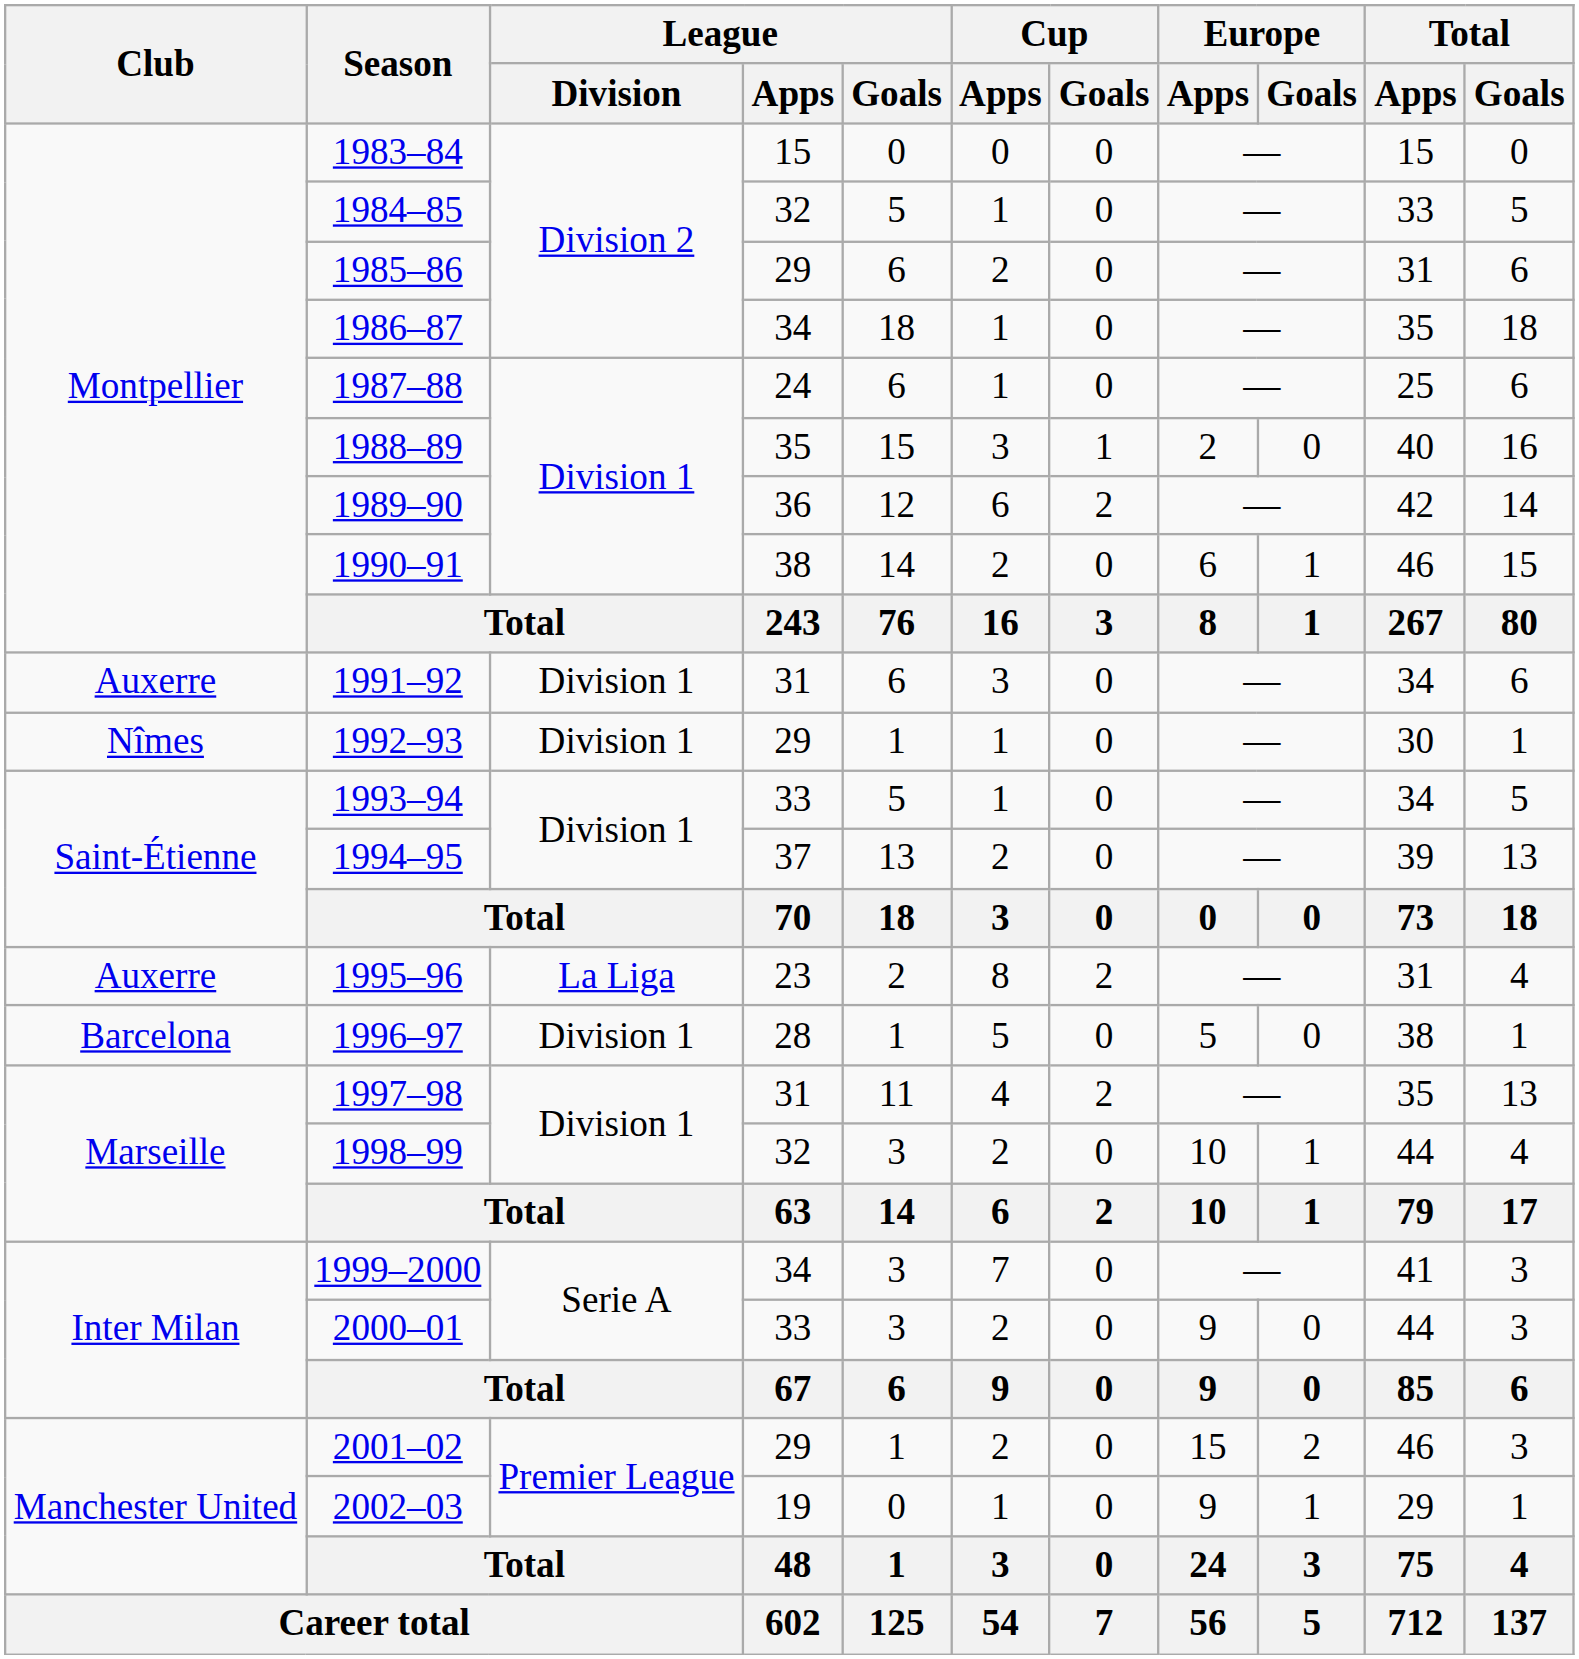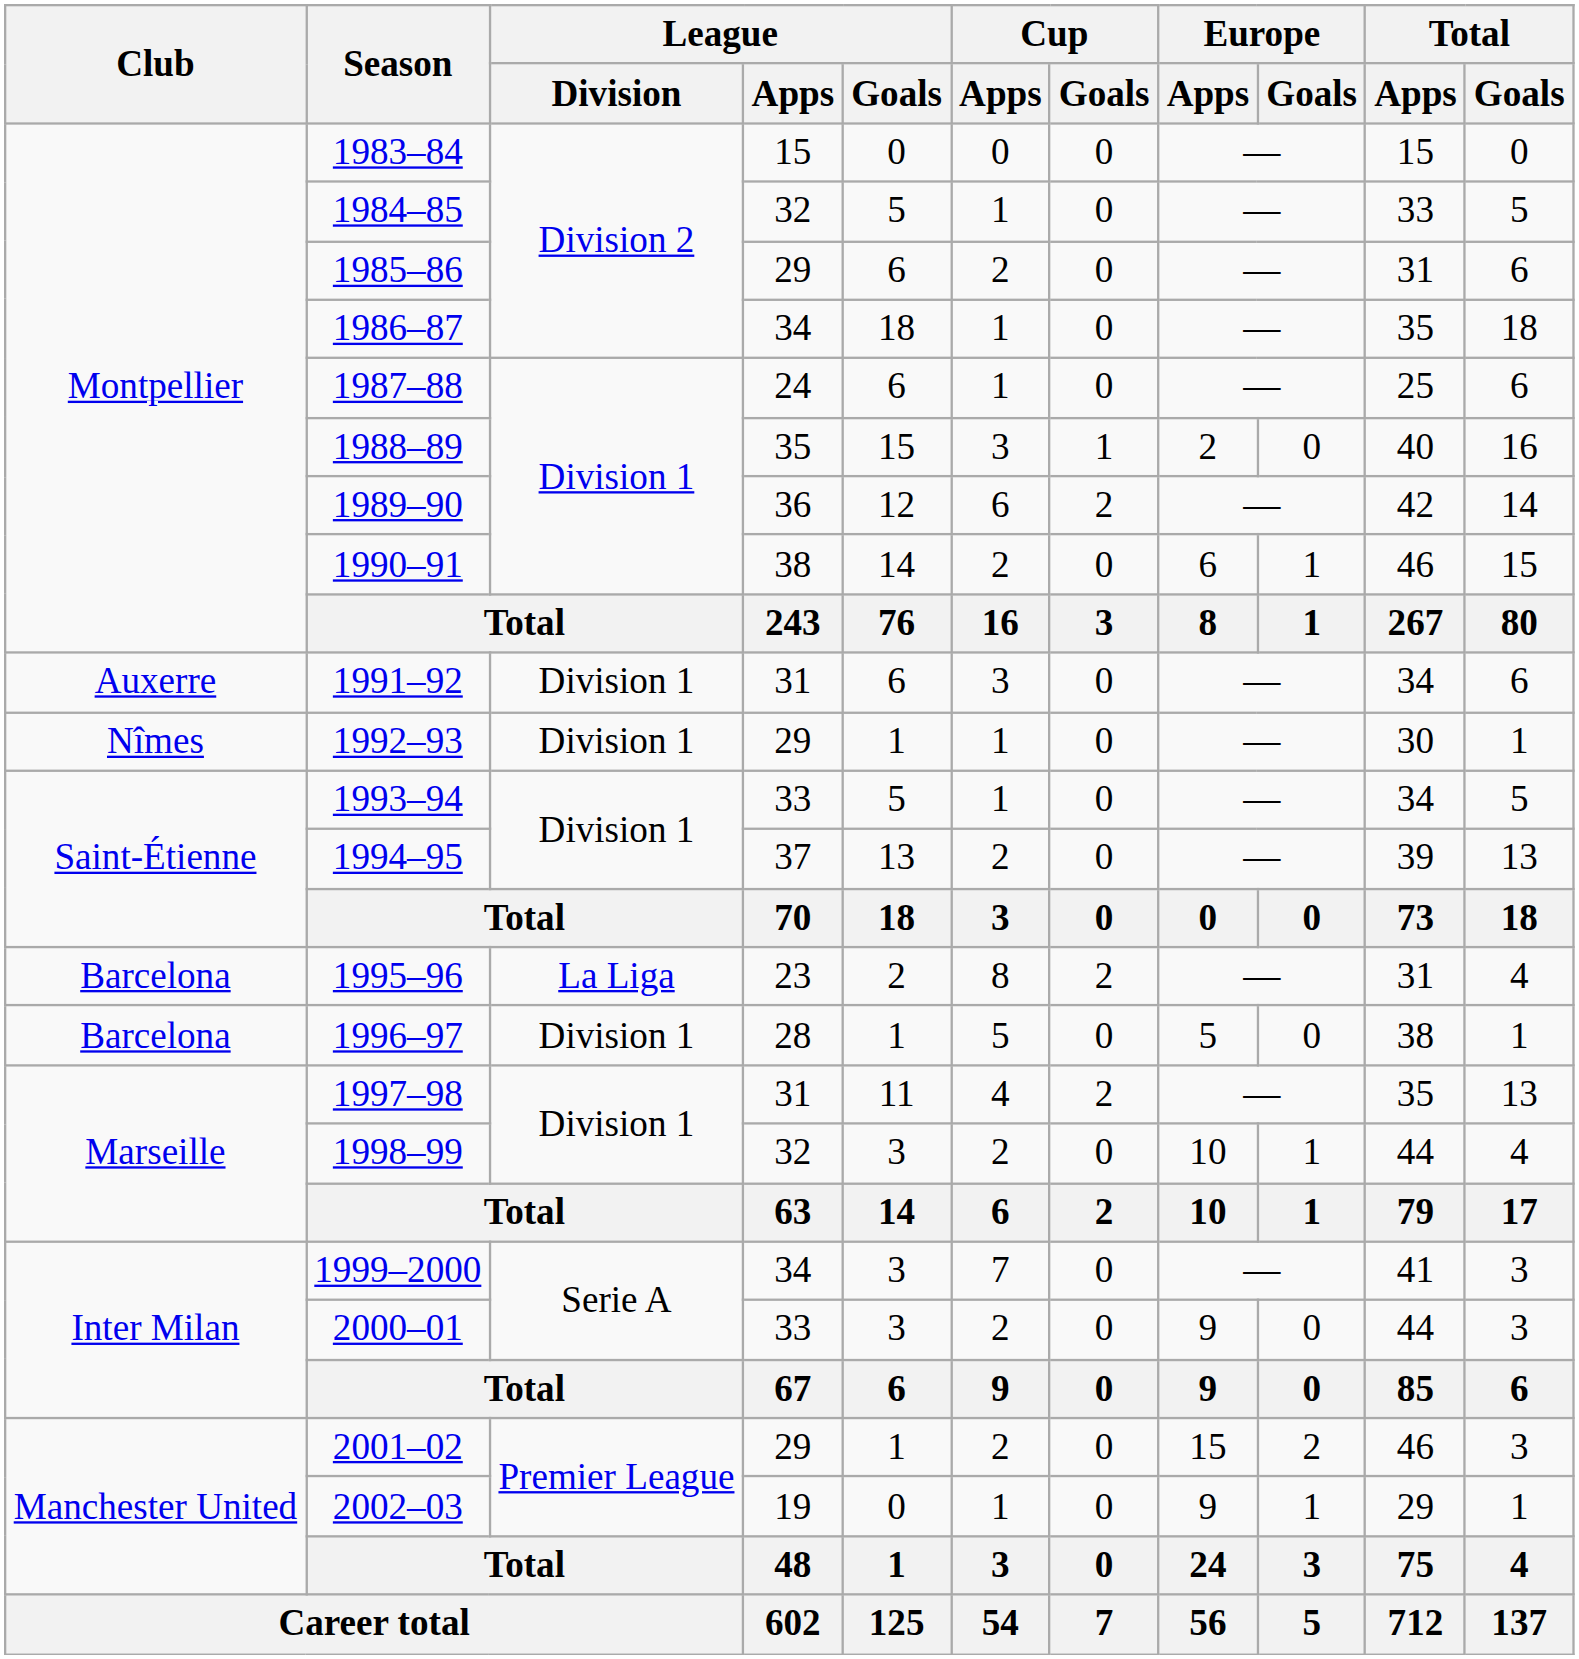(155, 975) Auxerre -> (155, 975) Barcelona
